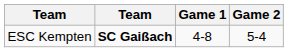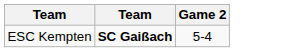- column: (202, 15)
